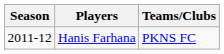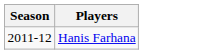- column: (179, 15)
